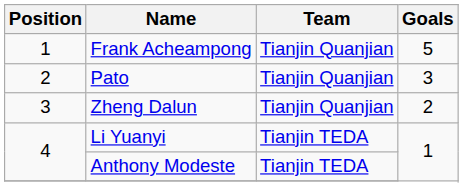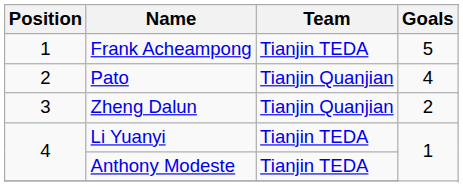(327, 48) Tianjin Quanjian -> (314, 48) Tianjin TEDA
(428, 78) 3 -> (428, 78) 4
